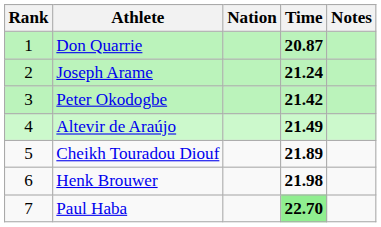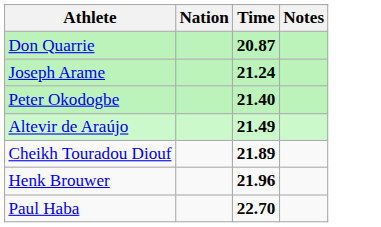- column: (28, 18)
(304, 99) 21.42 -> (256, 99) 21.40
(304, 180) 21.98 -> (256, 180) 21.96
(304, 208) lightgreen background -> (256, 208) no background
